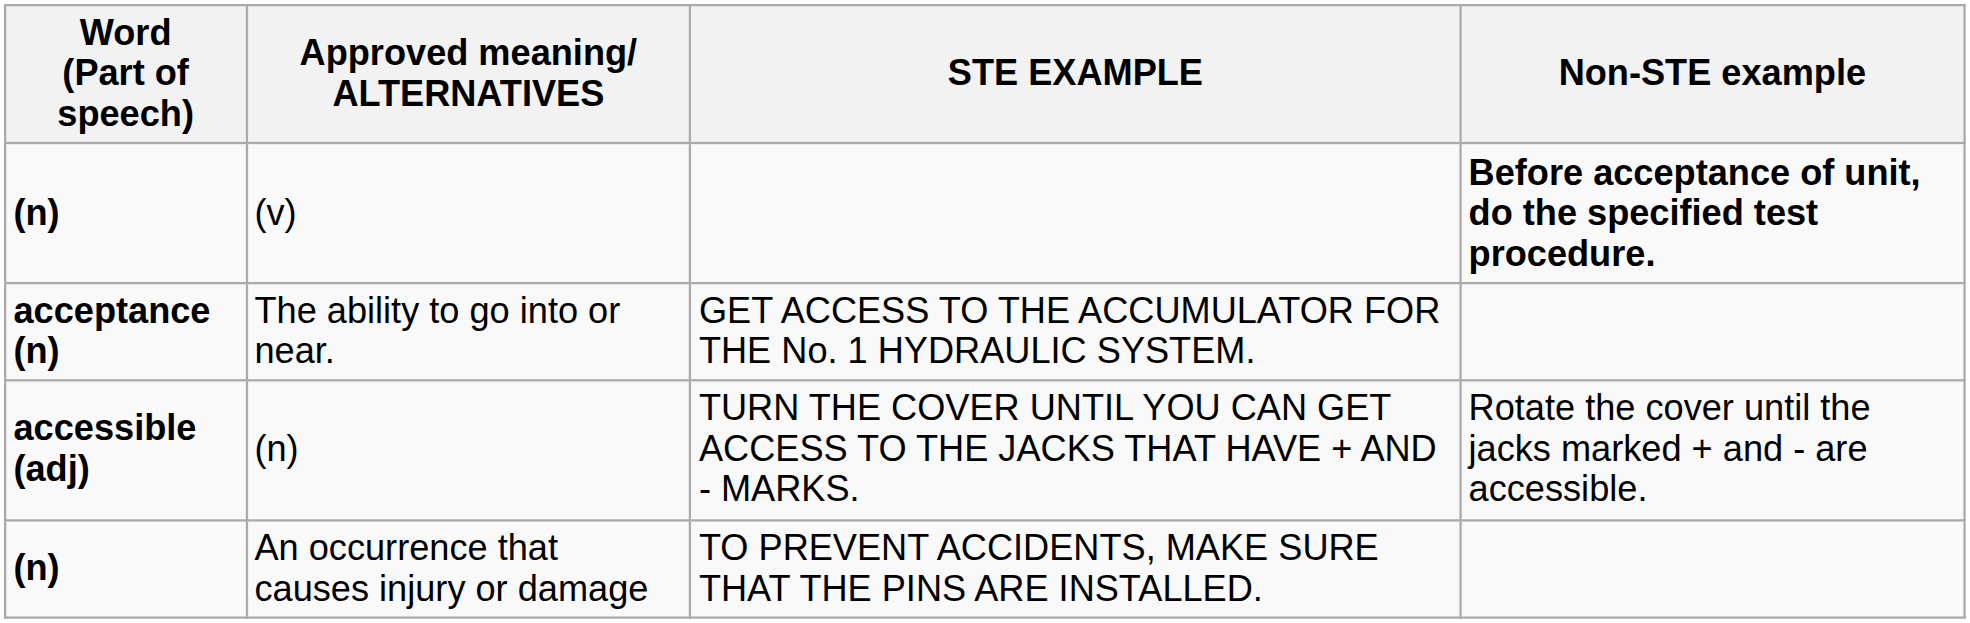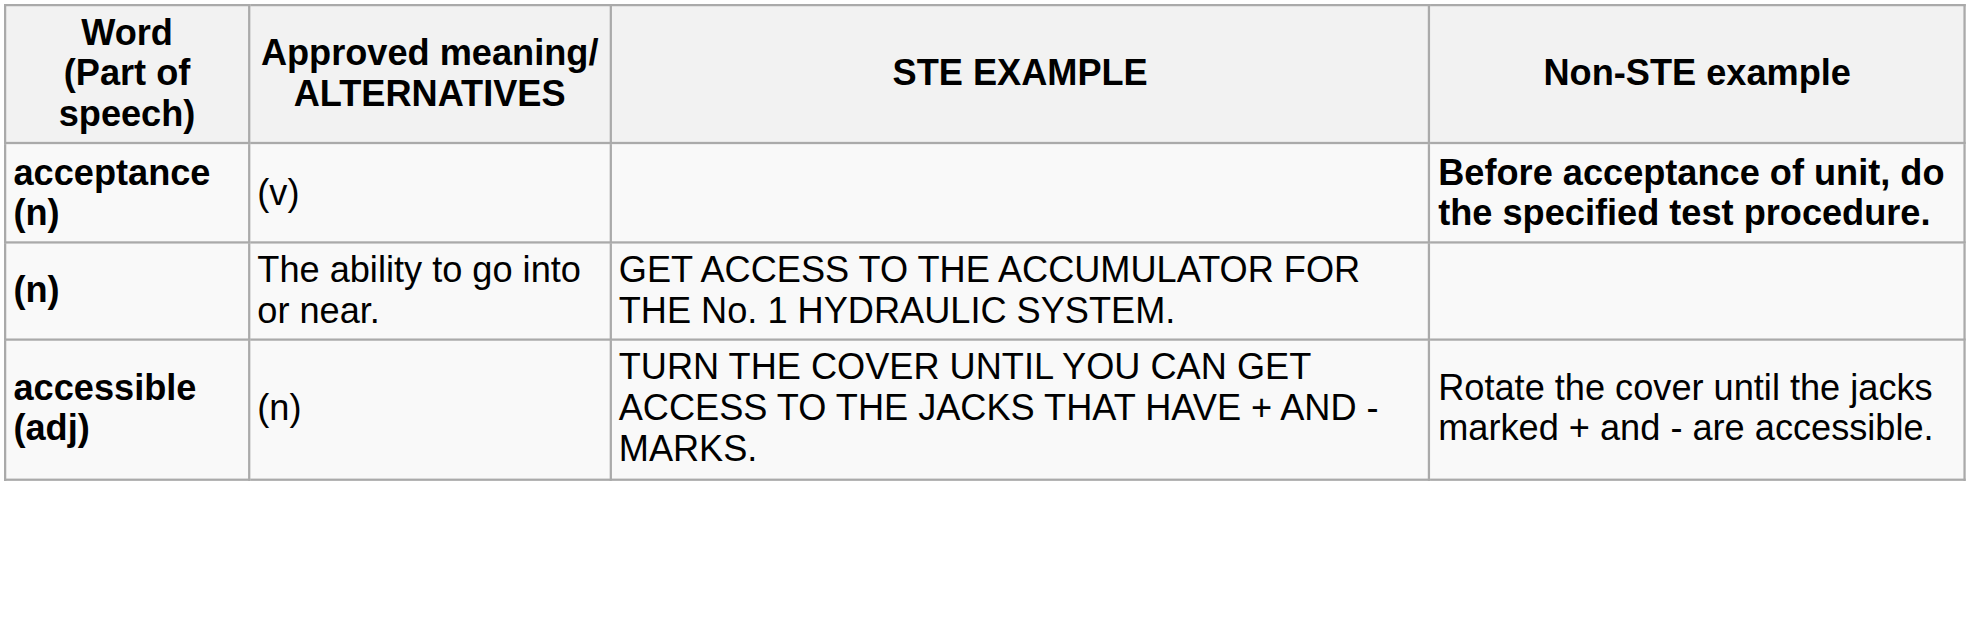(37, 212) (n) -> (112, 192) acceptance (n)
(112, 330) acceptance (n) -> (37, 290) (n)
- row: (451, 567)
